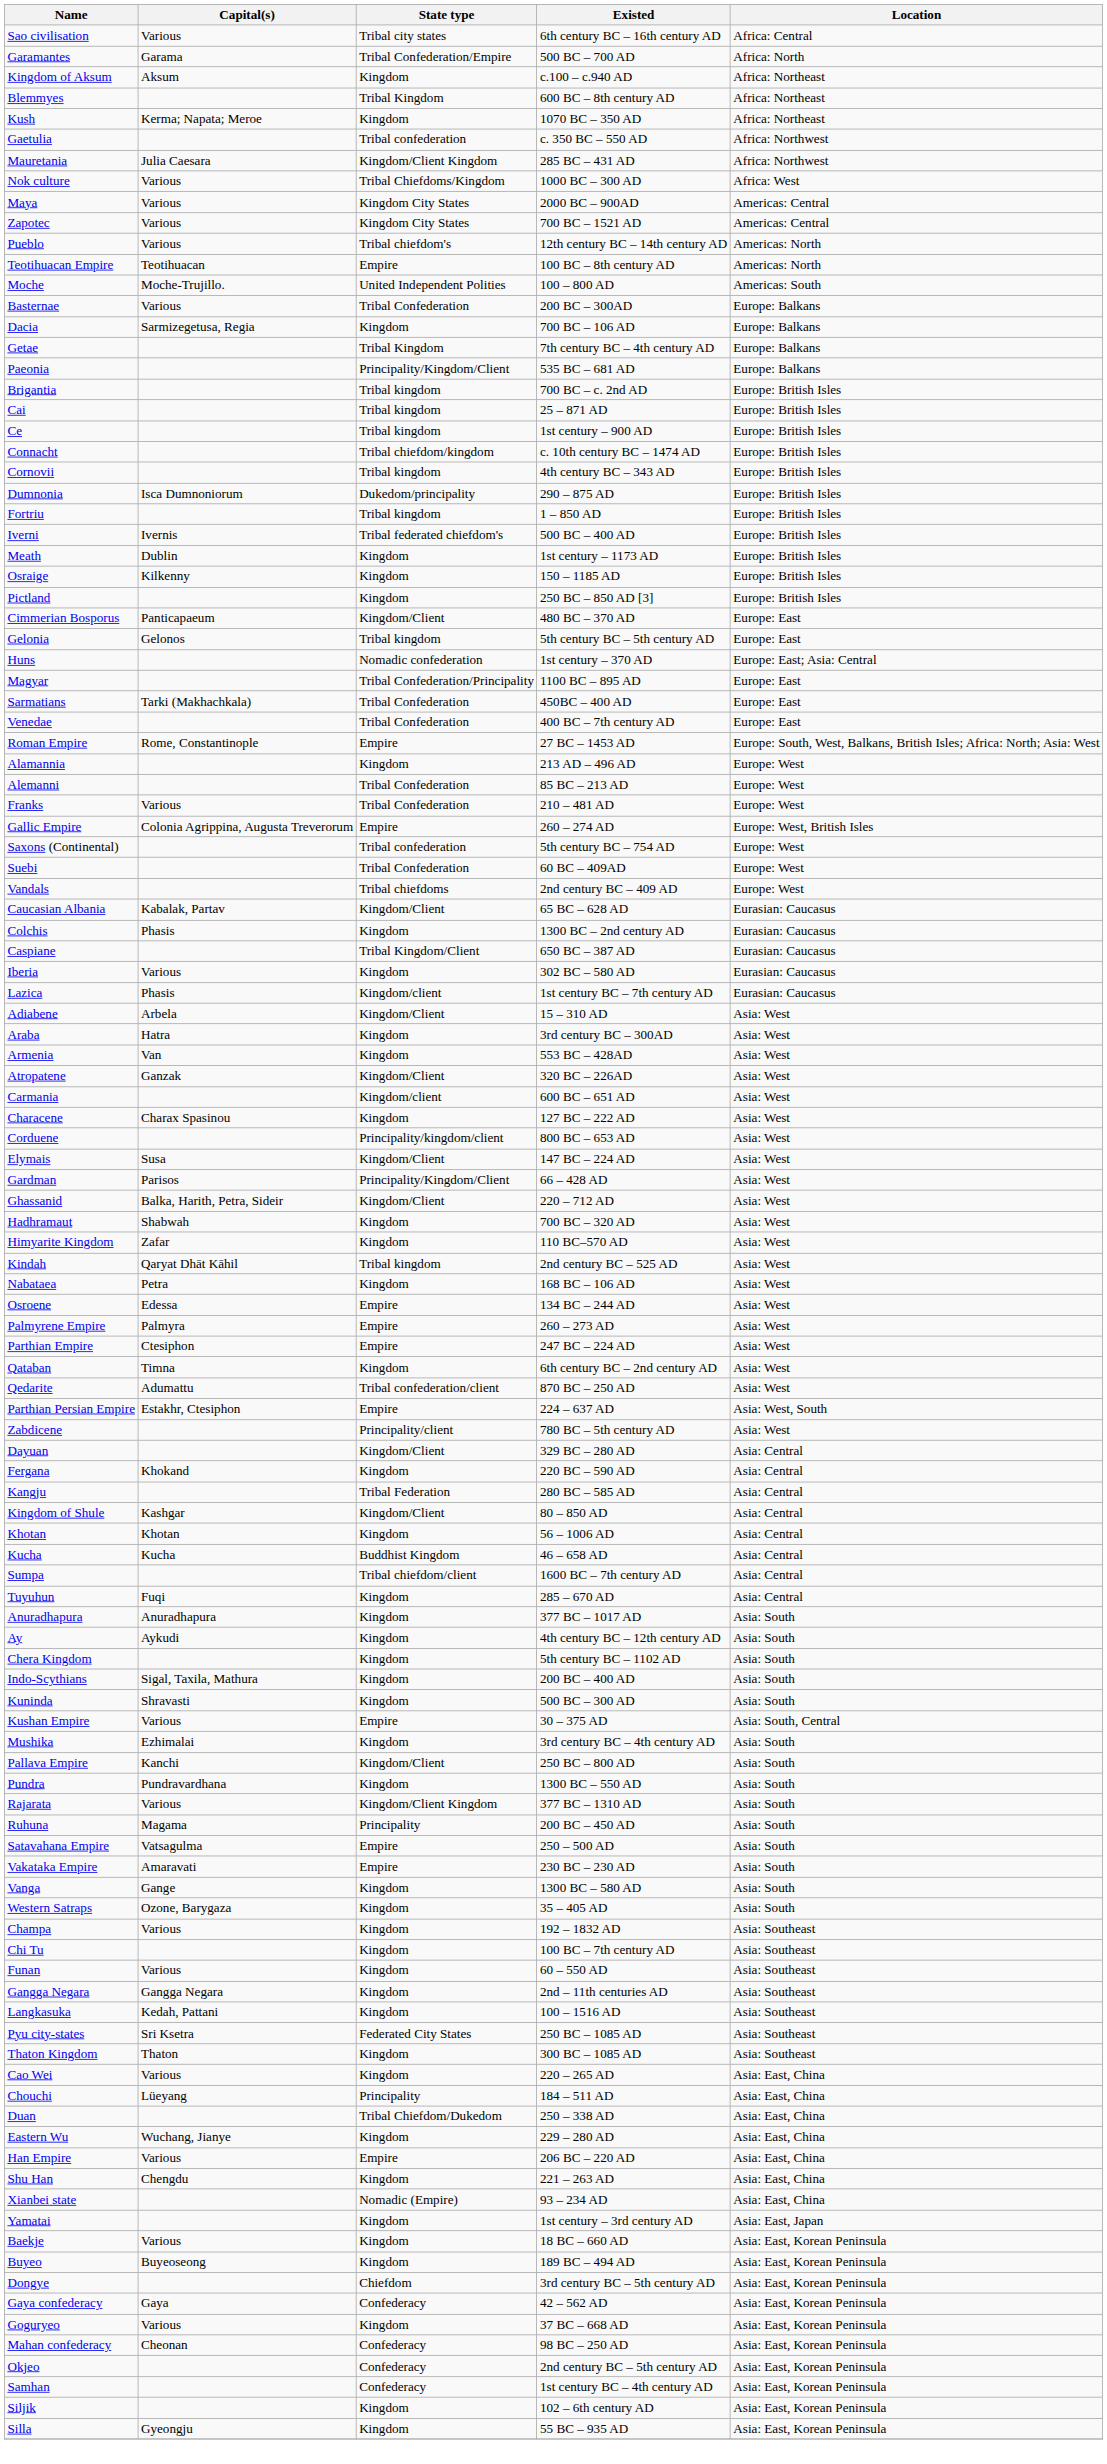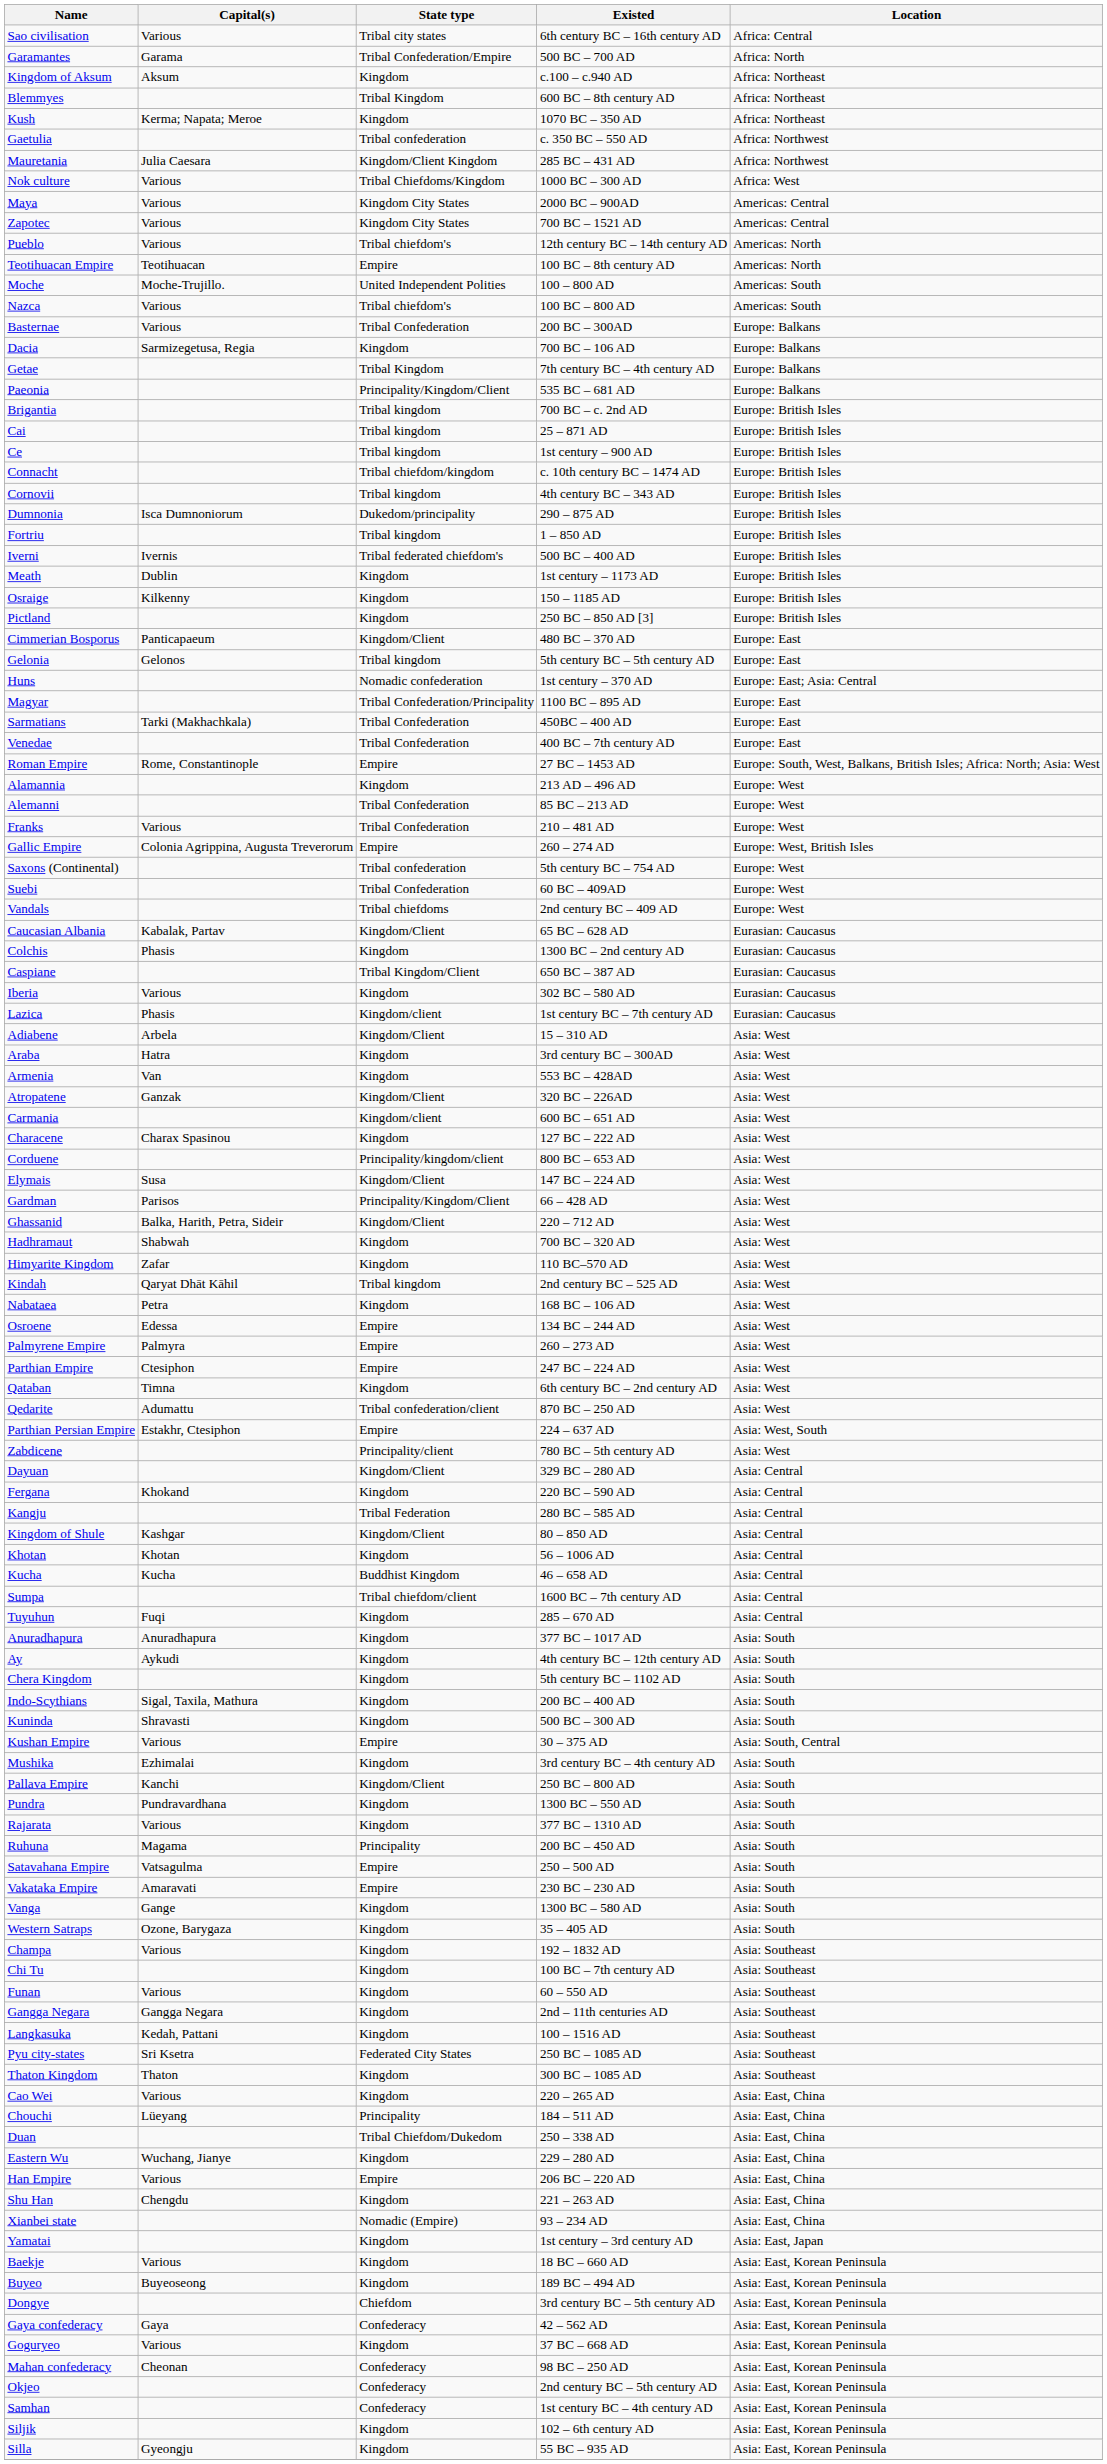+ row: (24, 306)
(428, 1804) Kingdom/Client Kingdom -> (384, 1825) Kingdom
